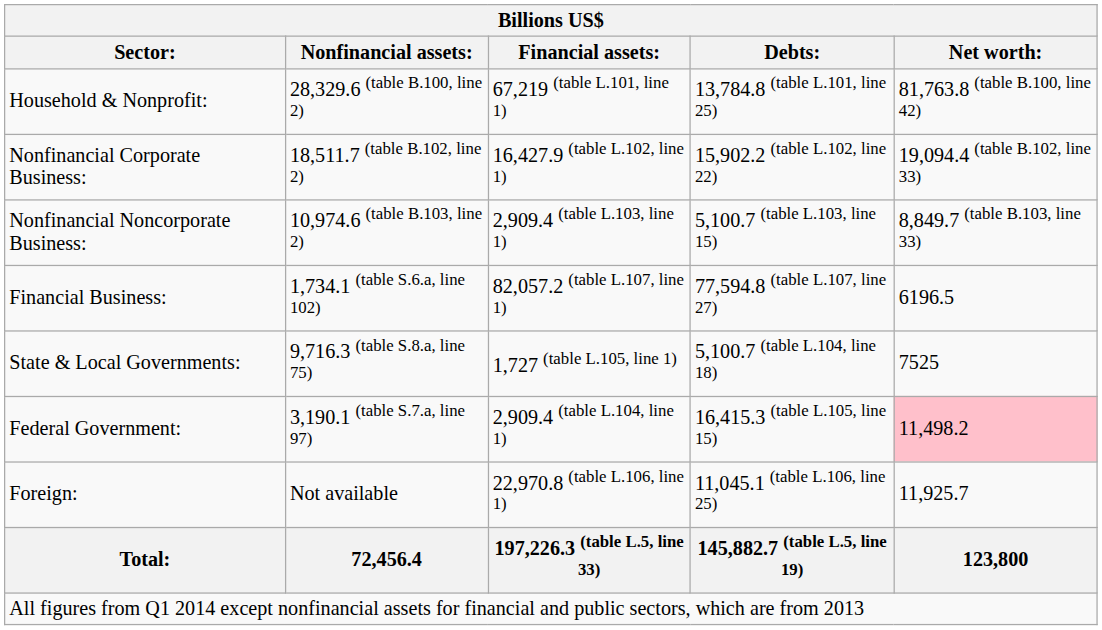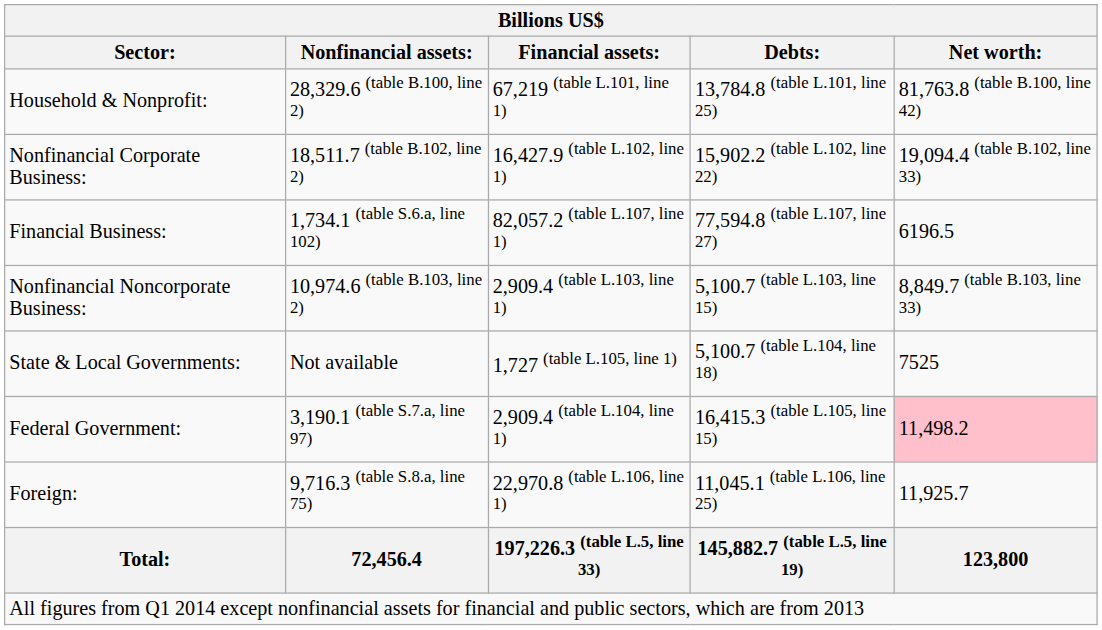rows swapped: (120, 232) <-> (88, 297)
(377, 359) 9,716.3 (table S.8.a, line 75) -> (344, 363) Not available
(344, 494) Not available -> (377, 490) 9,716.3 (table S.8.a, line 75)
